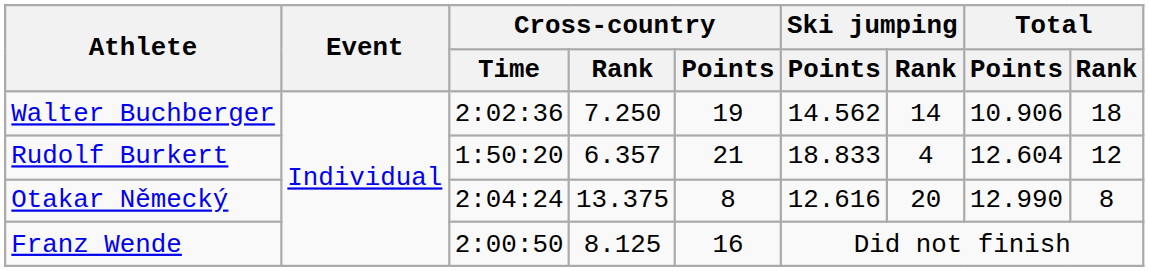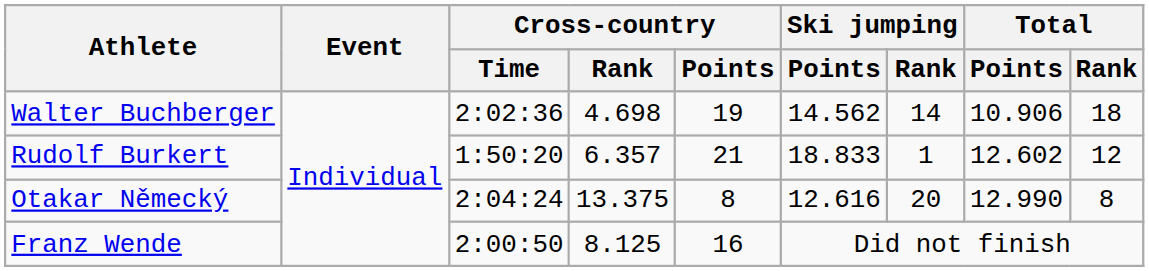(622, 113) 7.250 -> (622, 113) 4.698
(926, 157) 4 -> (926, 157) 1
(1016, 157) 12.604 -> (1016, 157) 12.602
